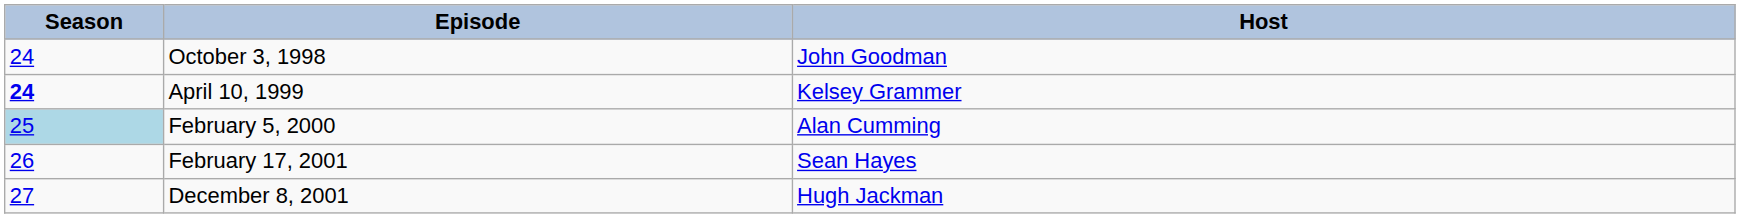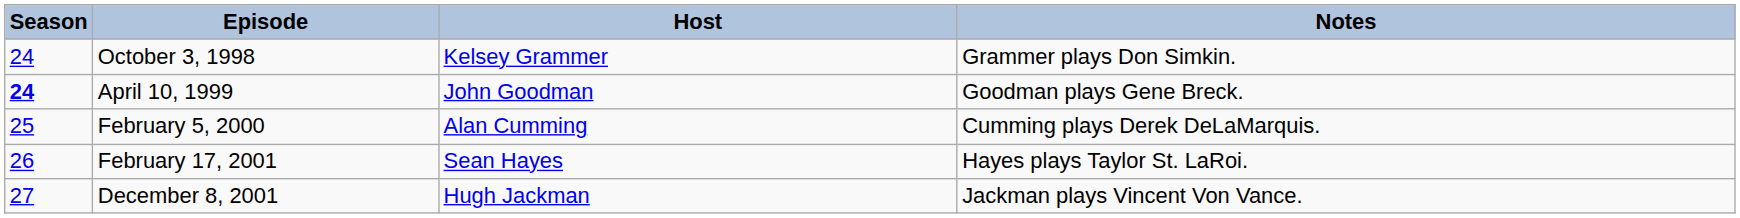+ column: (1346, 21)
(872, 56) John Goodman -> (526, 56) Kelsey Grammer
(879, 91) Kelsey Grammer -> (519, 91) John Goodman
(22, 126) lightblue background -> (22, 126) no background
